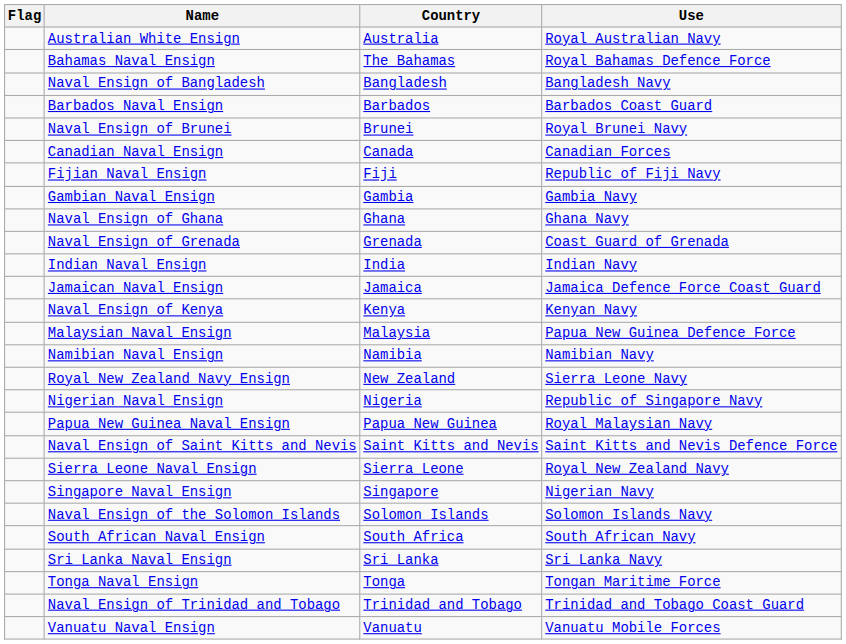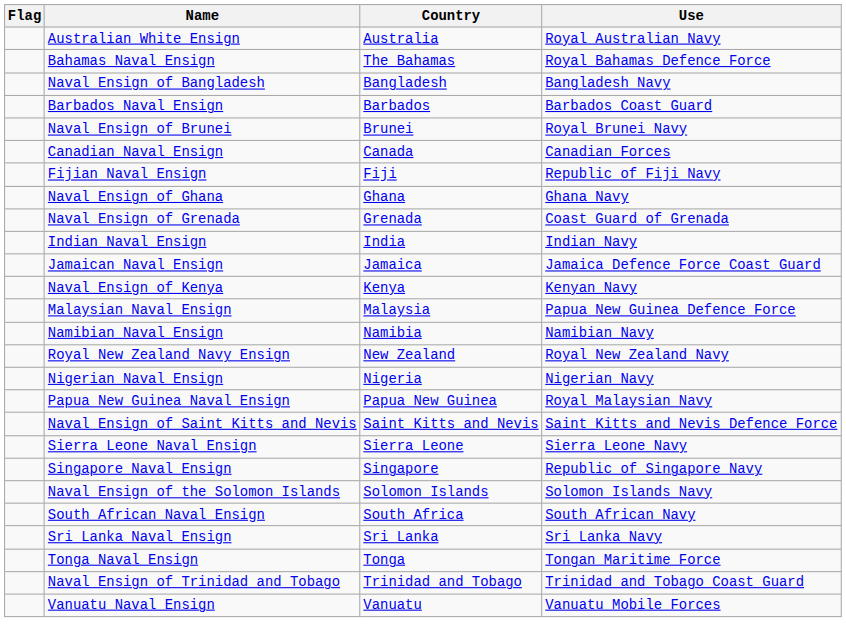- row: (131, 197)
(616, 379) Sierra Leone Navy -> (637, 356) Royal New Zealand Navy
(654, 401) Republic of Singapore Navy -> (600, 379) Nigerian Navy
(637, 469) Royal New Zealand Navy -> (616, 447) Sierra Leone Navy
(600, 492) Nigerian Navy -> (654, 469) Republic of Singapore Navy
